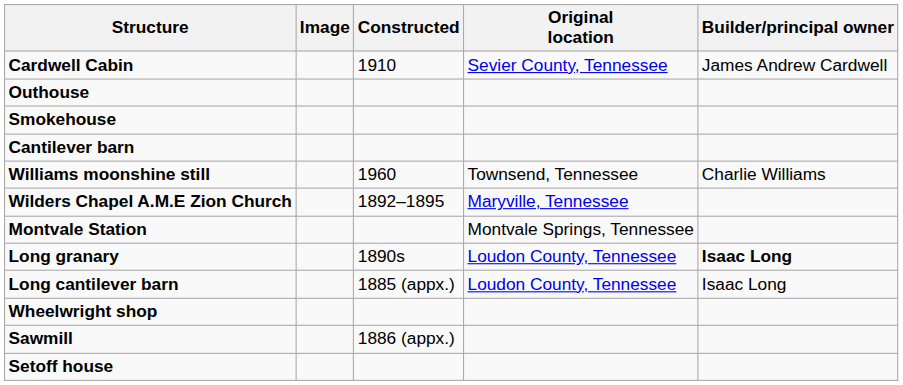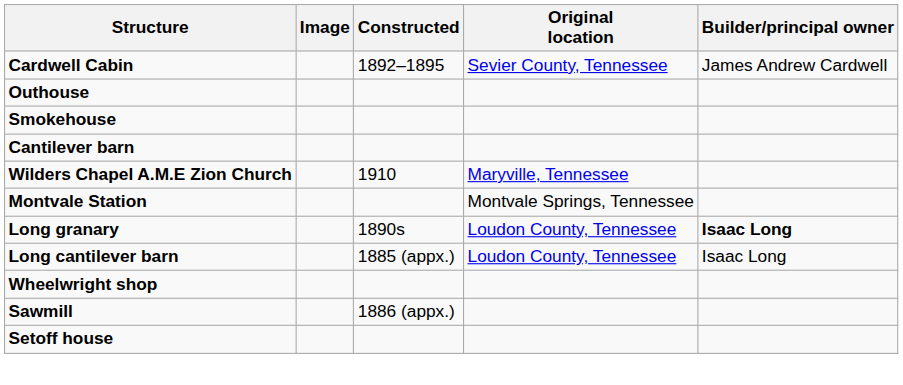(377, 65) 1910 -> (401, 65) 1892–1895
- row: (109, 174)
(401, 202) 1892–1895 -> (377, 174) 1910
